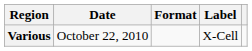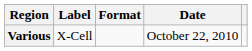columns swapped: (102, 14) <-> (220, 14)
